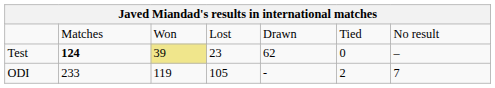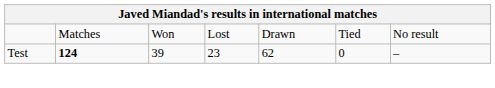(160, 53) khaki background -> (158, 53) no background
- row: (18, 73)
